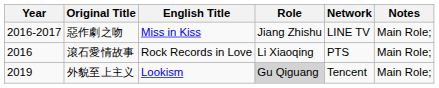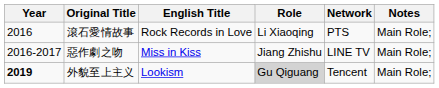rows swapped: (101, 52) <-> (95, 32)
(20, 72) normal -> (20, 72) bold
